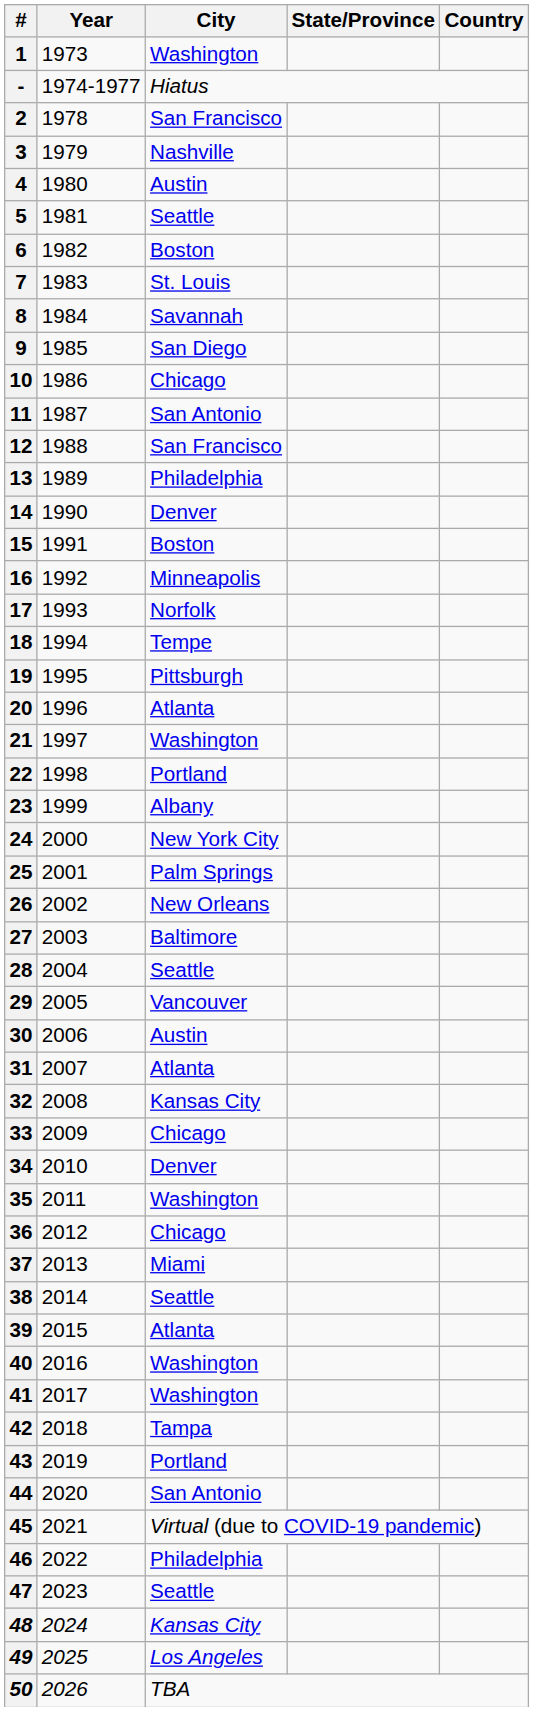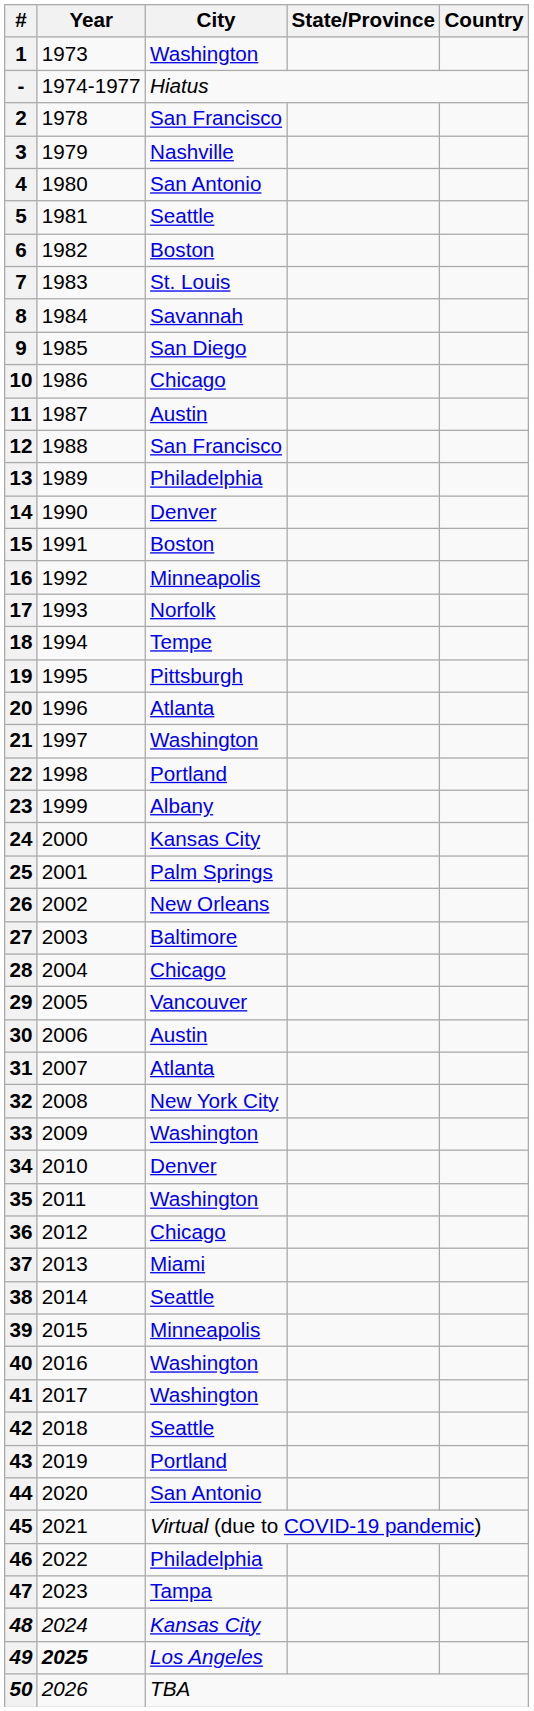(179, 184) Austin -> (206, 184) San Antonio
(206, 413) San Antonio -> (179, 413) Austin
(214, 839) New York City -> (205, 839) Kansas City
(182, 970) Seattle -> (188, 970) Chicago
(205, 1101) Kansas City -> (214, 1101) New York City
(188, 1133) Chicago -> (204, 1133) Washington
(182, 1330) Atlanta -> (205, 1330) Minneapolis
(181, 1428) Tampa -> (182, 1428) Seattle
(182, 1592) Seattle -> (181, 1592) Tampa
(65, 1657) normal -> (65, 1657) bold
